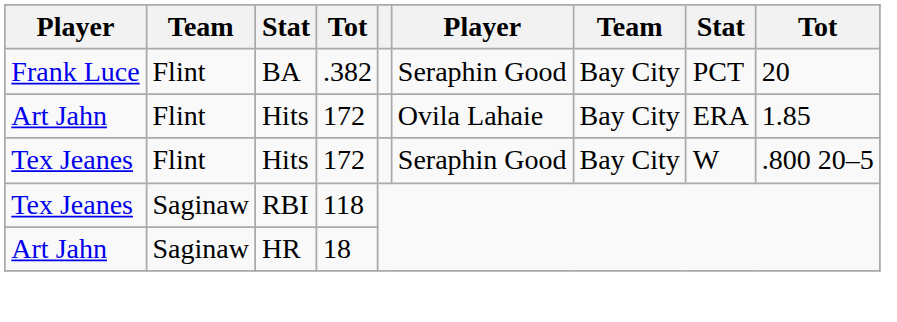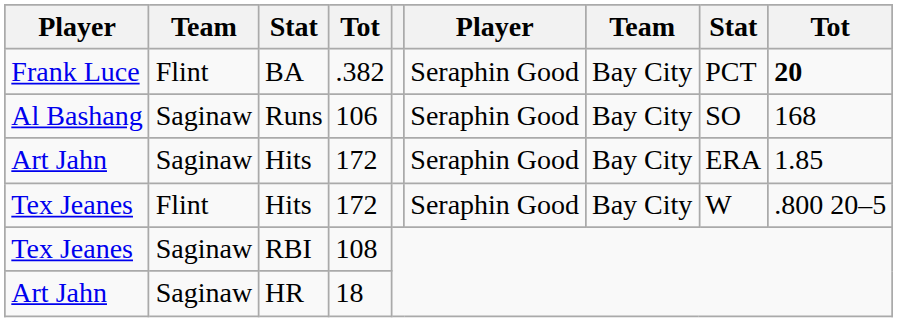(776, 71) normal -> (788, 71) bold
+ row: (77, 115)
(179, 115) Flint -> (204, 159) Saginaw
(471, 115) Ovila Lahaie -> (495, 159) Seraphin Good
(344, 204) 118 -> (357, 248) 108
